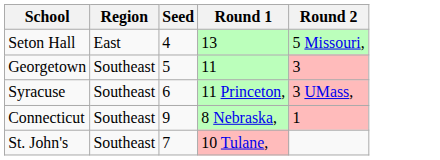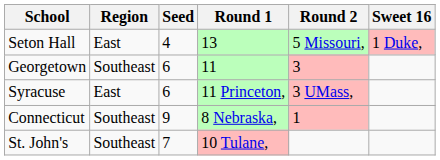+ column: (402, 17)
(166, 67) 5 -> (166, 67) 6
(124, 92) Southeast -> (107, 92) East
